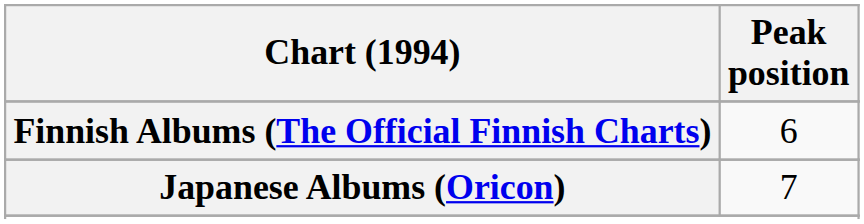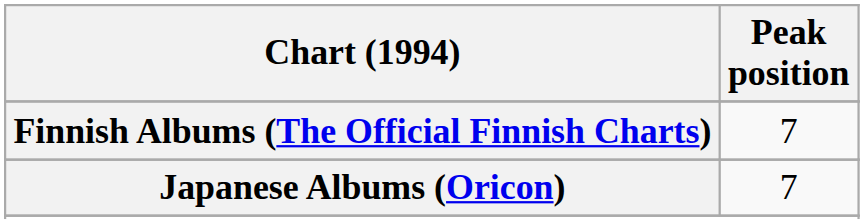(789, 130) 6 -> (789, 130) 7
